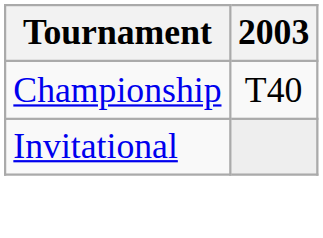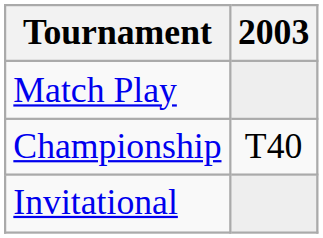+ row: (95, 89)
